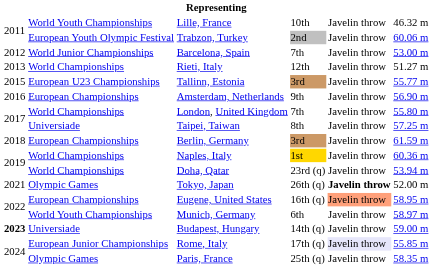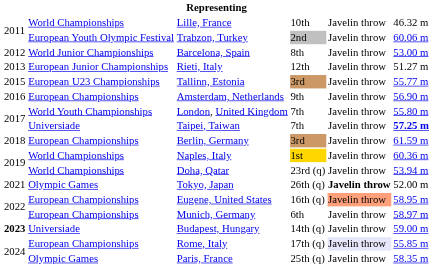(90, 22) World Youth Championships -> (76, 22) World Championships
(297, 52) 7th -> (297, 52) 8th
(76, 67) World Championships -> (98, 67) European Junior Championships
(76, 111) World Championships -> (90, 111) World Youth Championships
(297, 126) 8th -> (297, 126) 7th
(411, 126) normal -> (411, 126) bold
(90, 214) World Youth Championships -> (83, 214) European Championships
(98, 244) European Junior Championships -> (83, 244) European Championships
